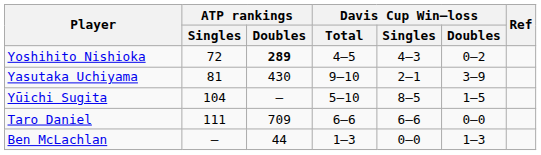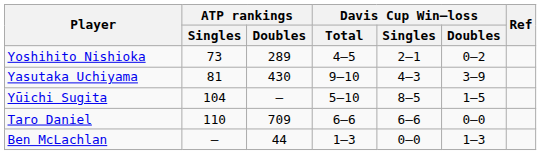(214, 56) 72 -> (214, 56) 73
(279, 56) bold -> (279, 56) normal
(409, 56) 4–3 -> (409, 56) 2–1
(409, 77) 2–1 -> (409, 77) 4–3
(214, 119) 111 -> (214, 119) 110
